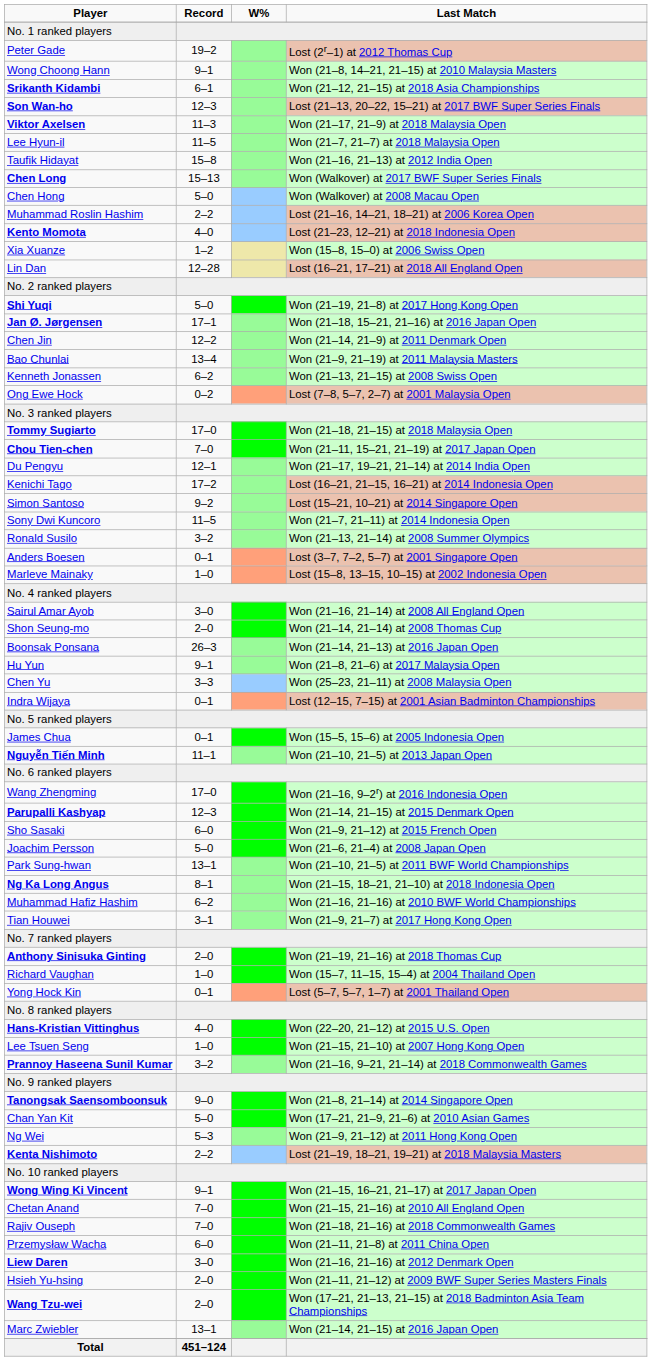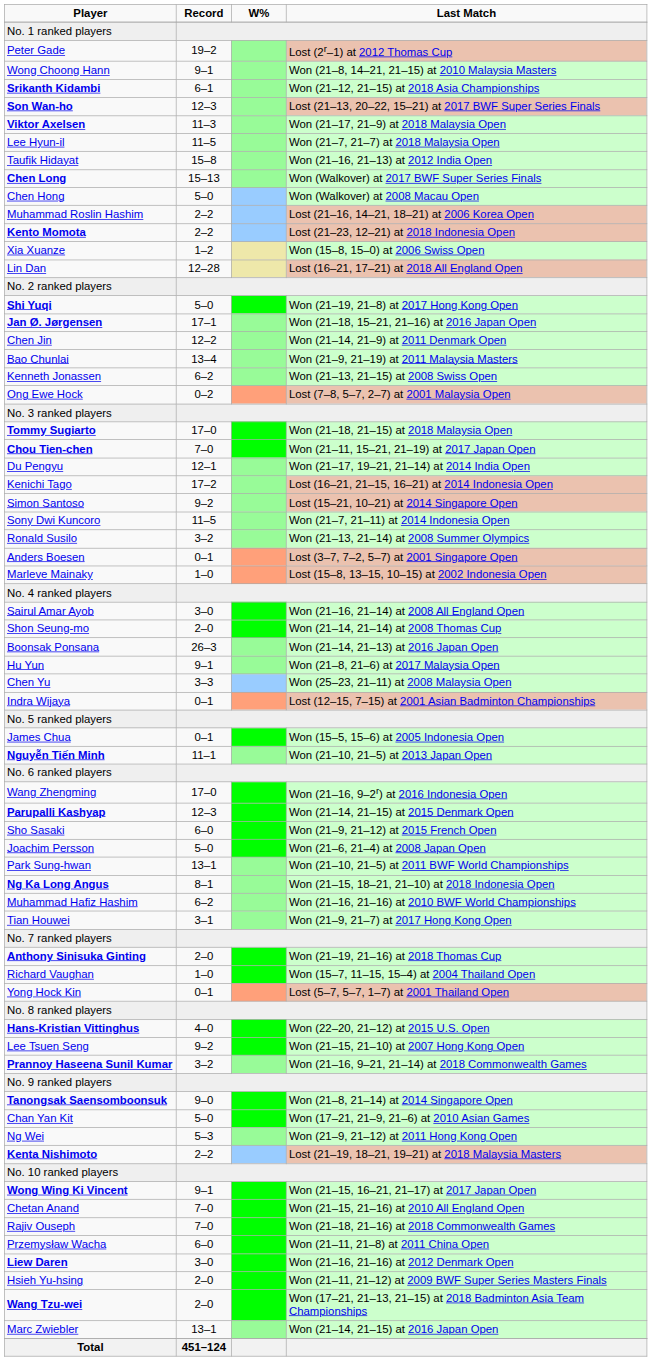(204, 232) 4–0 -> (204, 232) 2–2
(204, 1046) 1–0 -> (204, 1046) 9–2
